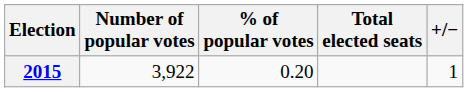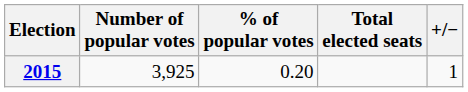(173, 71) 3,922 -> (173, 71) 3,925
